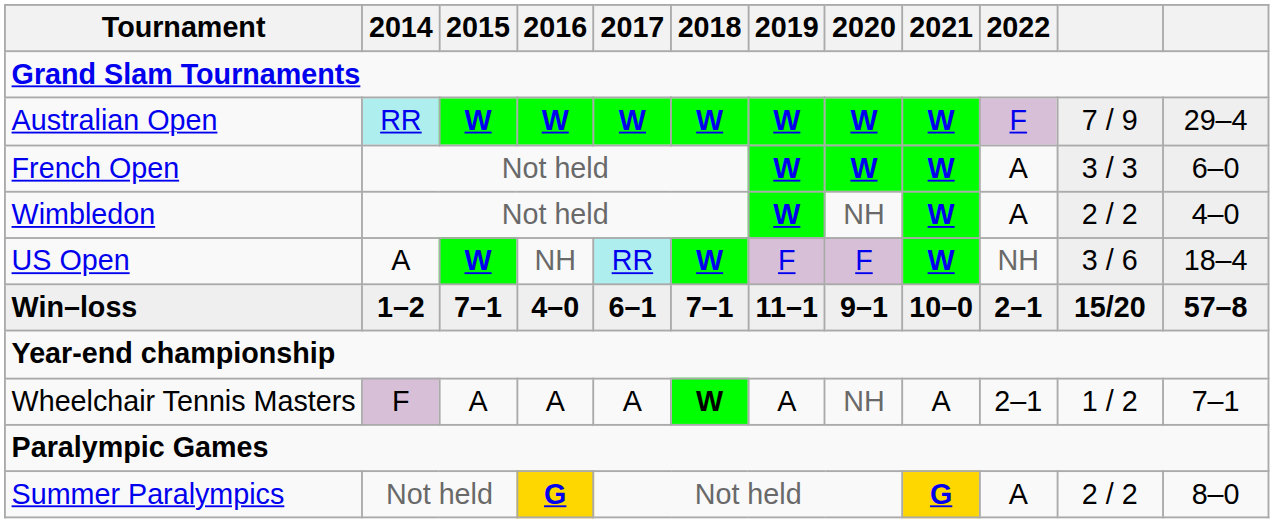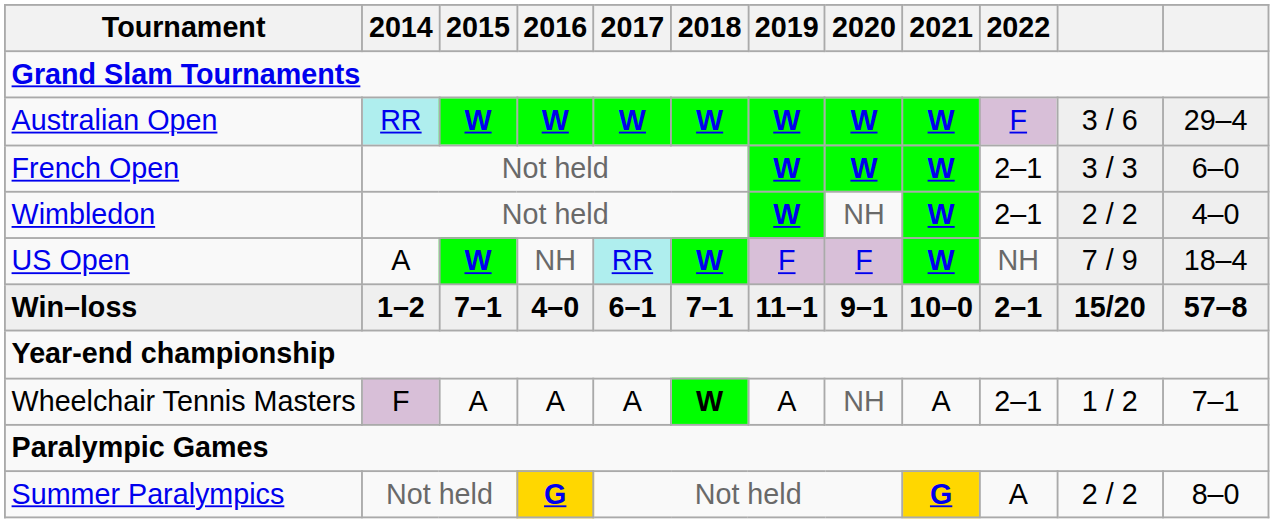(1110, 120) 7 / 9 -> (1110, 120) 3 / 6
(1018, 167) A -> (1018, 167) 2–1
(1018, 213) A -> (1018, 213) 2–1
(1110, 260) 3 / 6 -> (1110, 260) 7 / 9
